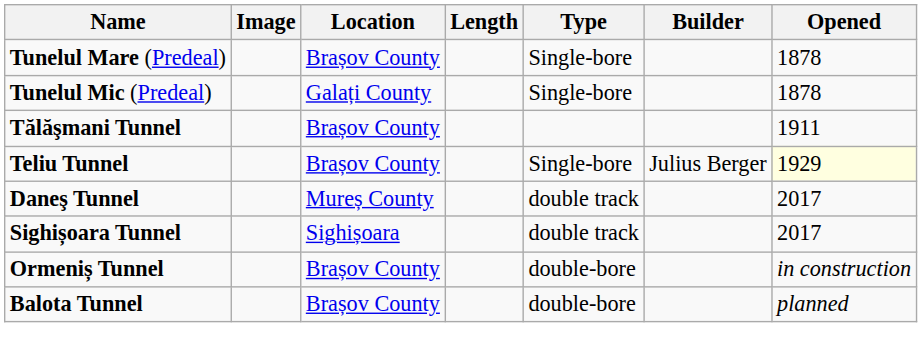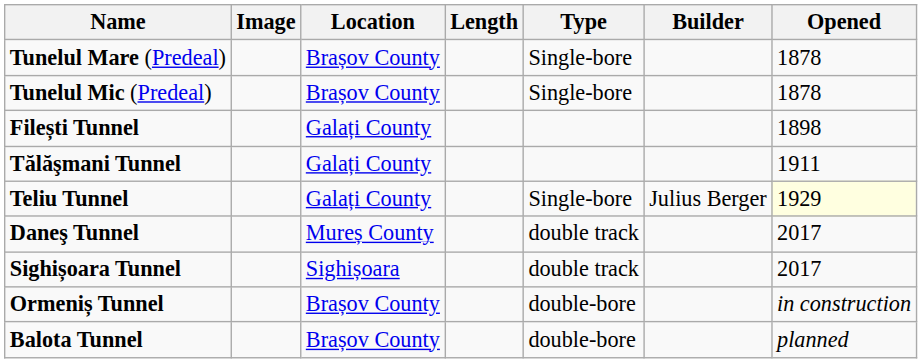(369, 92) Galați County -> (373, 92) Brașov County
+ row: (74, 127)
(373, 127) Brașov County -> (369, 163) Galați County
(373, 163) Brașov County -> (369, 198) Galați County
